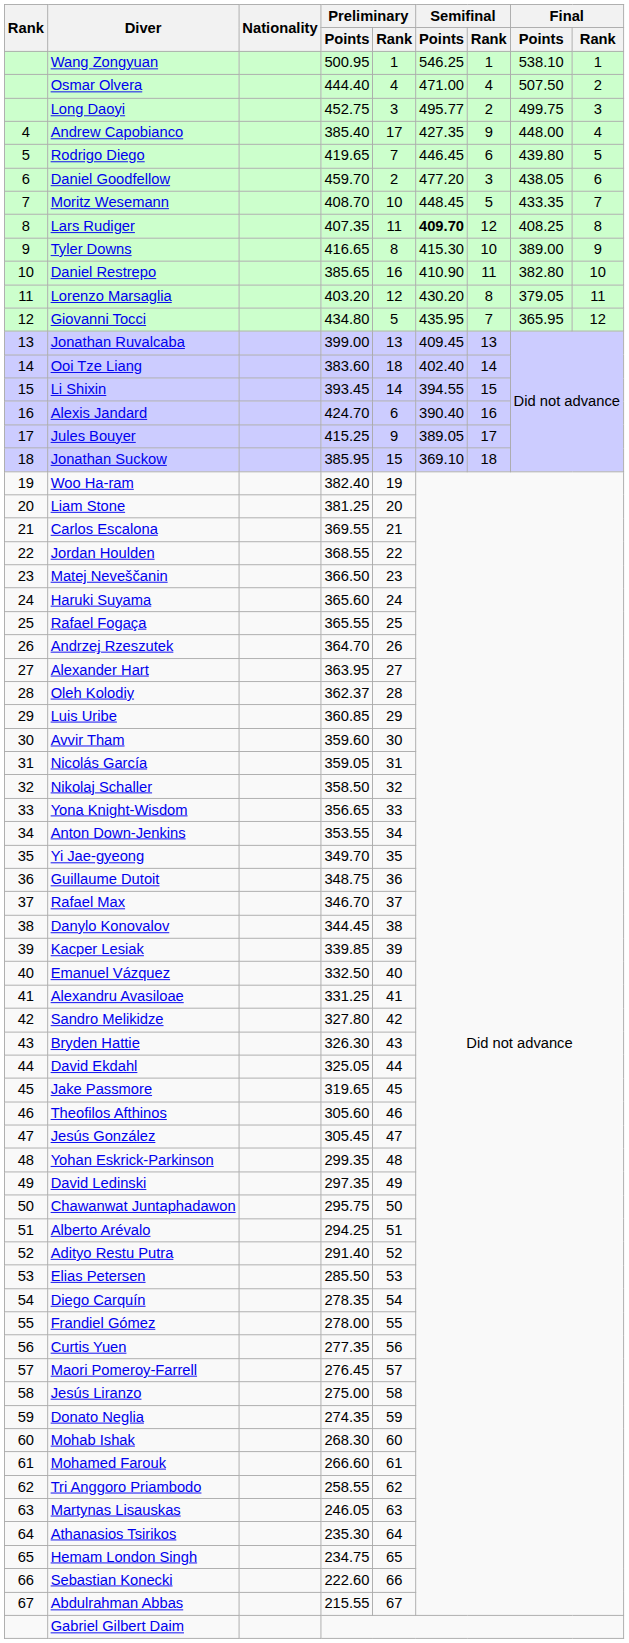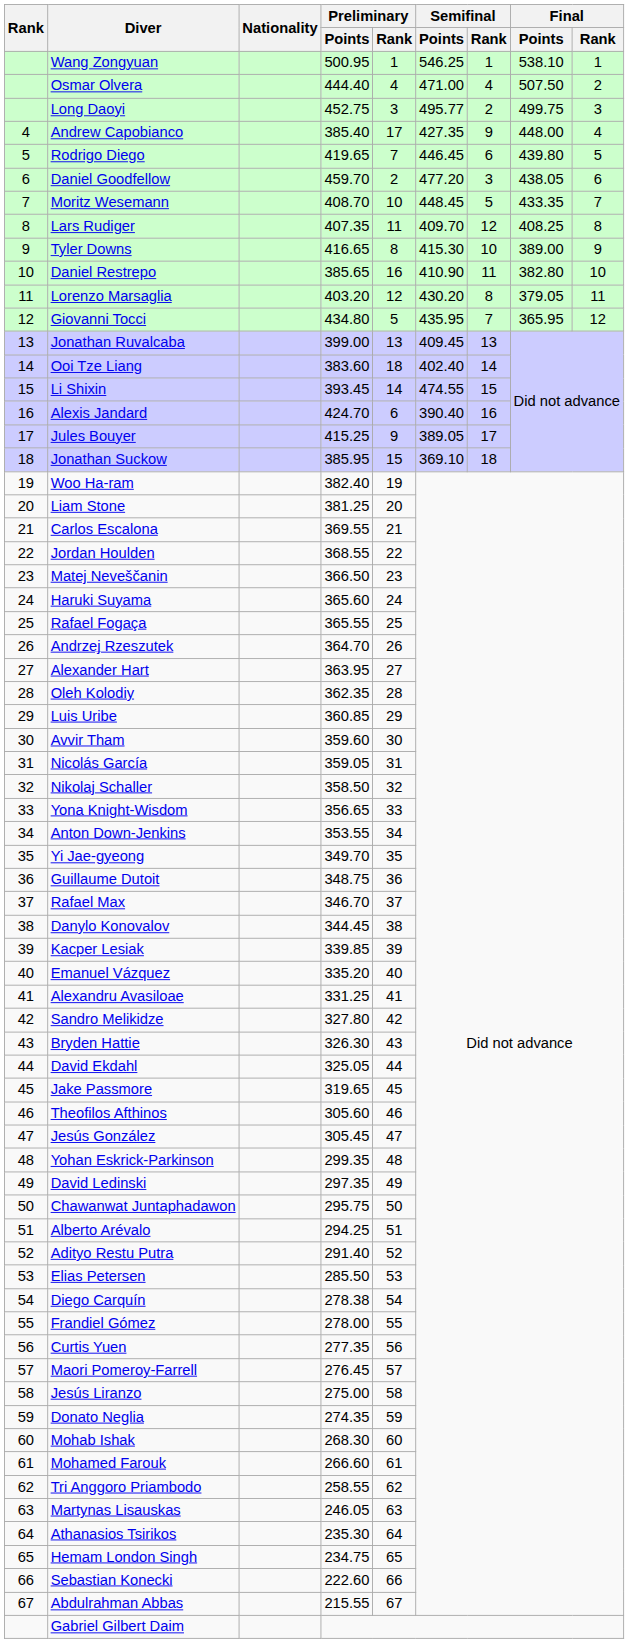(442, 226) bold -> (442, 226) normal
(442, 389) 394.55 -> (442, 389) 474.55
(347, 693) 362.37 -> (347, 693) 362.35
(347, 973) 332.50 -> (347, 973) 335.20
(347, 1300) 278.35 -> (347, 1300) 278.38
